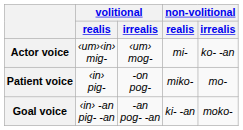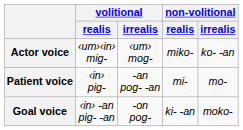(180, 53) mi- -> (180, 53) miko-
(140, 82) -on pog- -> (140, 82) -an pog- -an
(180, 82) miko- -> (180, 82) mi-
(140, 111) -an pog- -an -> (140, 111) -on pog-
